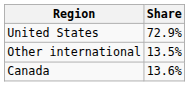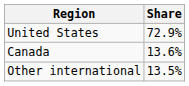rows swapped: (28, 71) <-> (74, 52)
